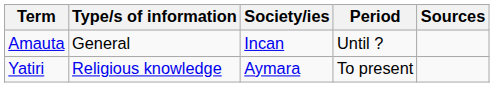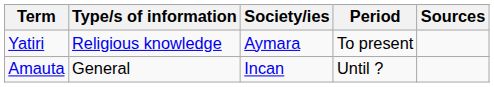rows swapped: (36, 43) <-> (26, 69)
